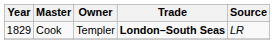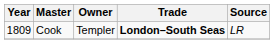(19, 30) 1829 -> (19, 30) 1809
